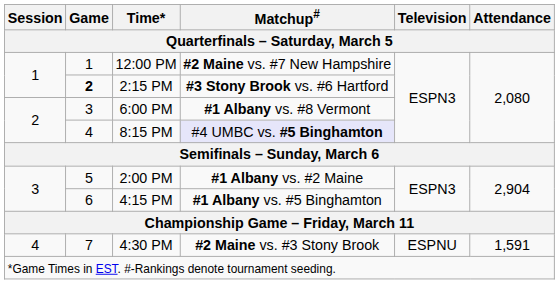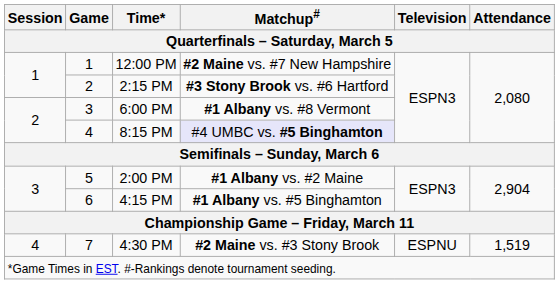(89, 87) bold -> (89, 87) normal
(512, 245) 1,591 -> (512, 245) 1,519
